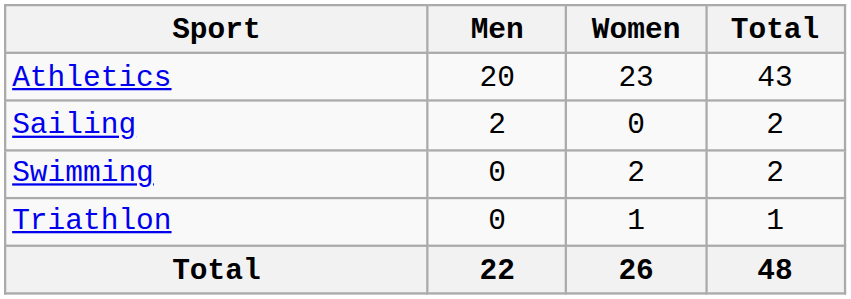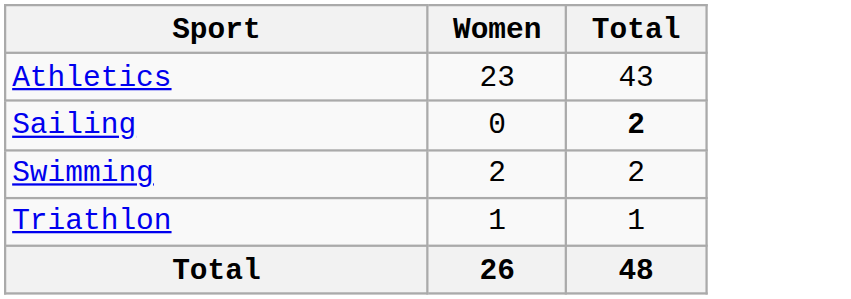- column: (497, 29)
(775, 125) normal -> (636, 125) bold
